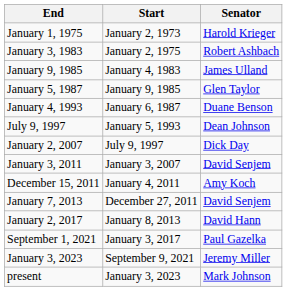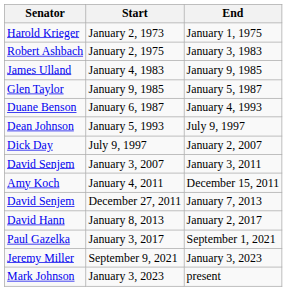columns swapped: (241, 13) <-> (53, 13)
